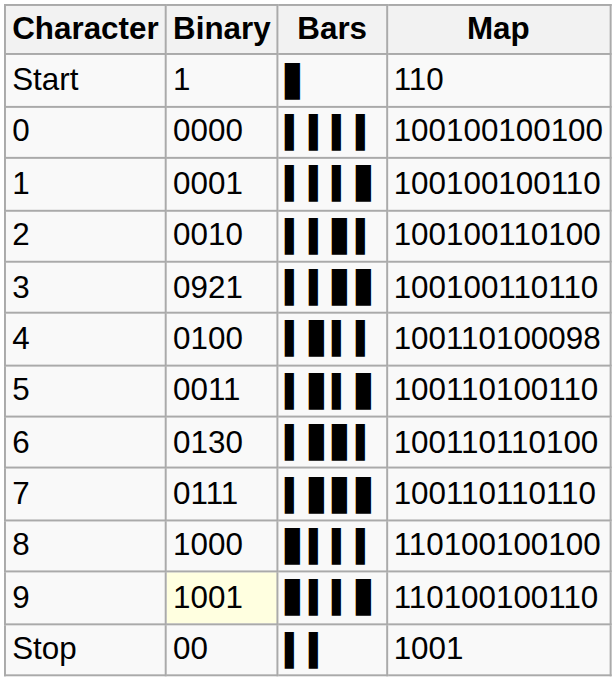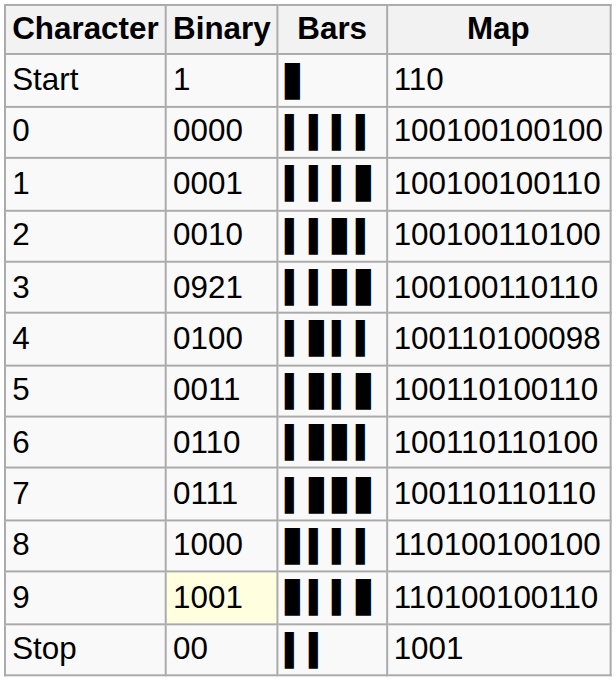(208, 441) 0130 -> (207, 441) 0110
